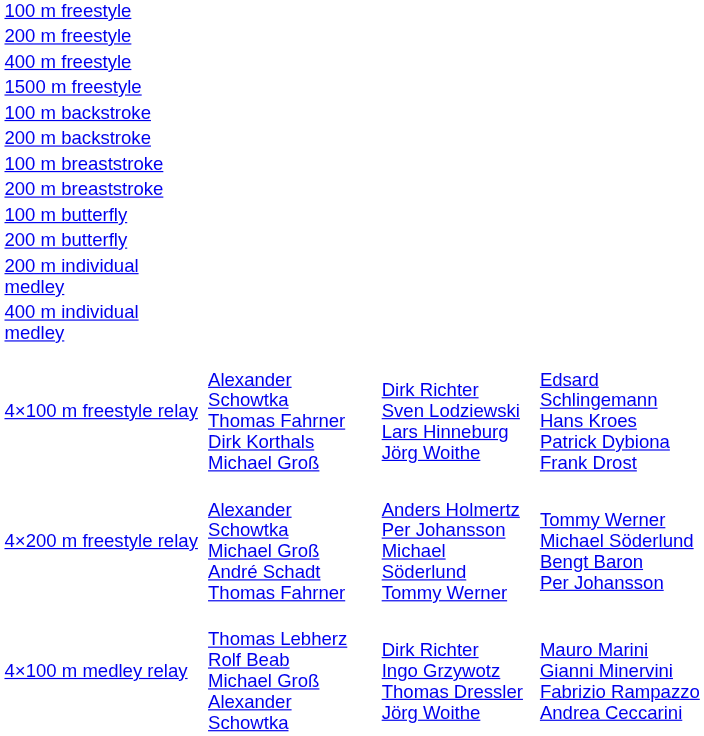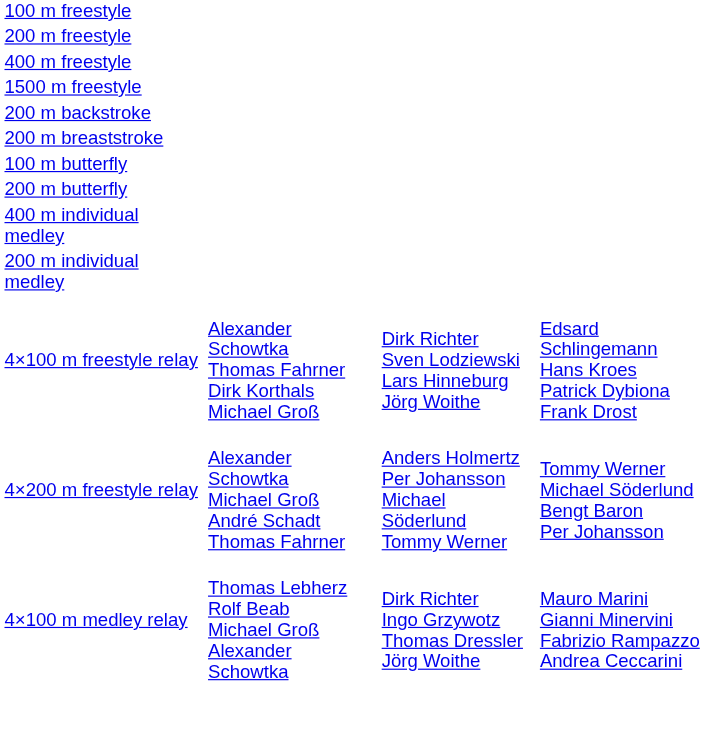- row: (78, 112)
- row: (84, 163)
rows swapped: (72, 276) <-> (72, 322)
